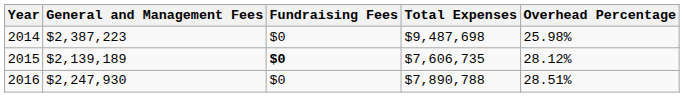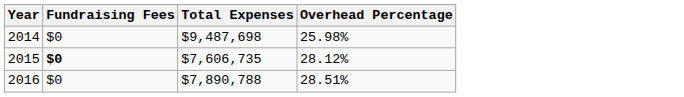- column: (155, 15)
